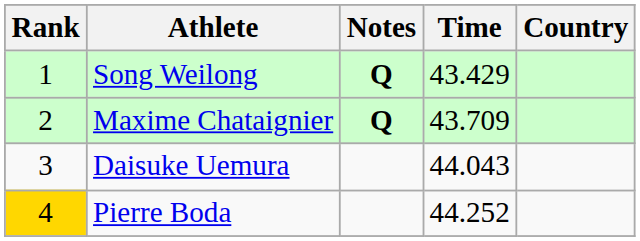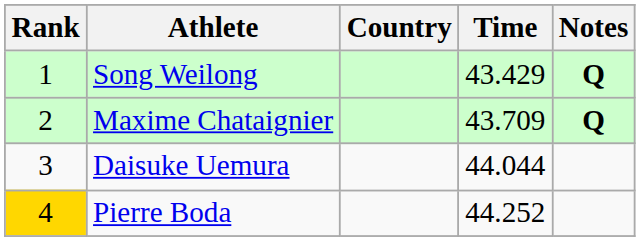columns swapped: (576, 27) <-> (381, 27)
(470, 166) 44.043 -> (505, 166) 44.044
